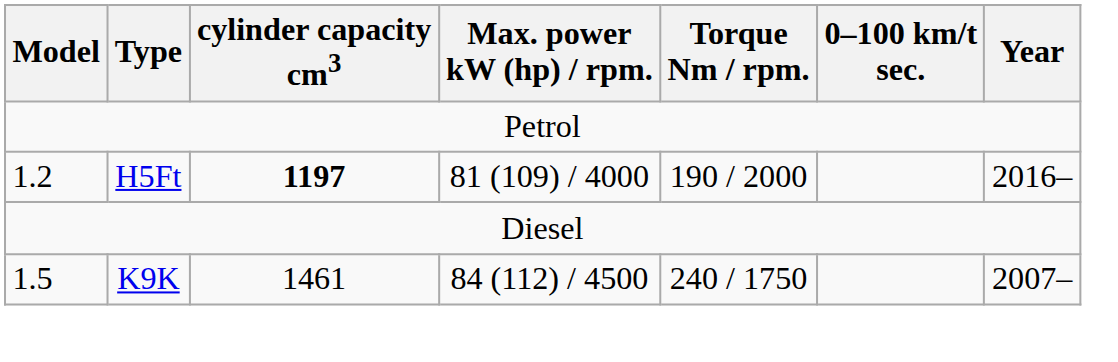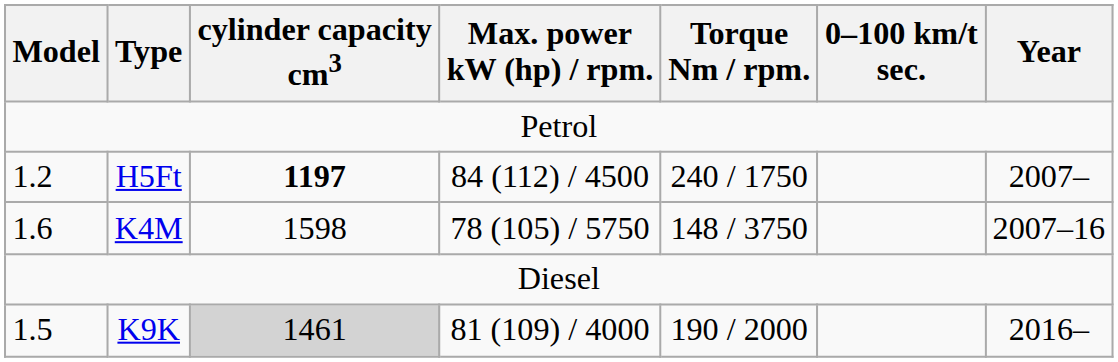(549, 176) 81 (109) / 4000 -> (550, 176) 84 (112) / 4500
(739, 176) 190 / 2000 -> (739, 176) 240 / 1750
(1032, 176) 2016– -> (1049, 176) 2007–
+ row: (149, 227)
(314, 278) no background -> (315, 329) lightgrey background
(549, 278) 84 (112) / 4500 -> (550, 329) 81 (109) / 4000
(739, 278) 240 / 1750 -> (739, 329) 190 / 2000
(1032, 278) 2007– -> (1049, 329) 2016–
